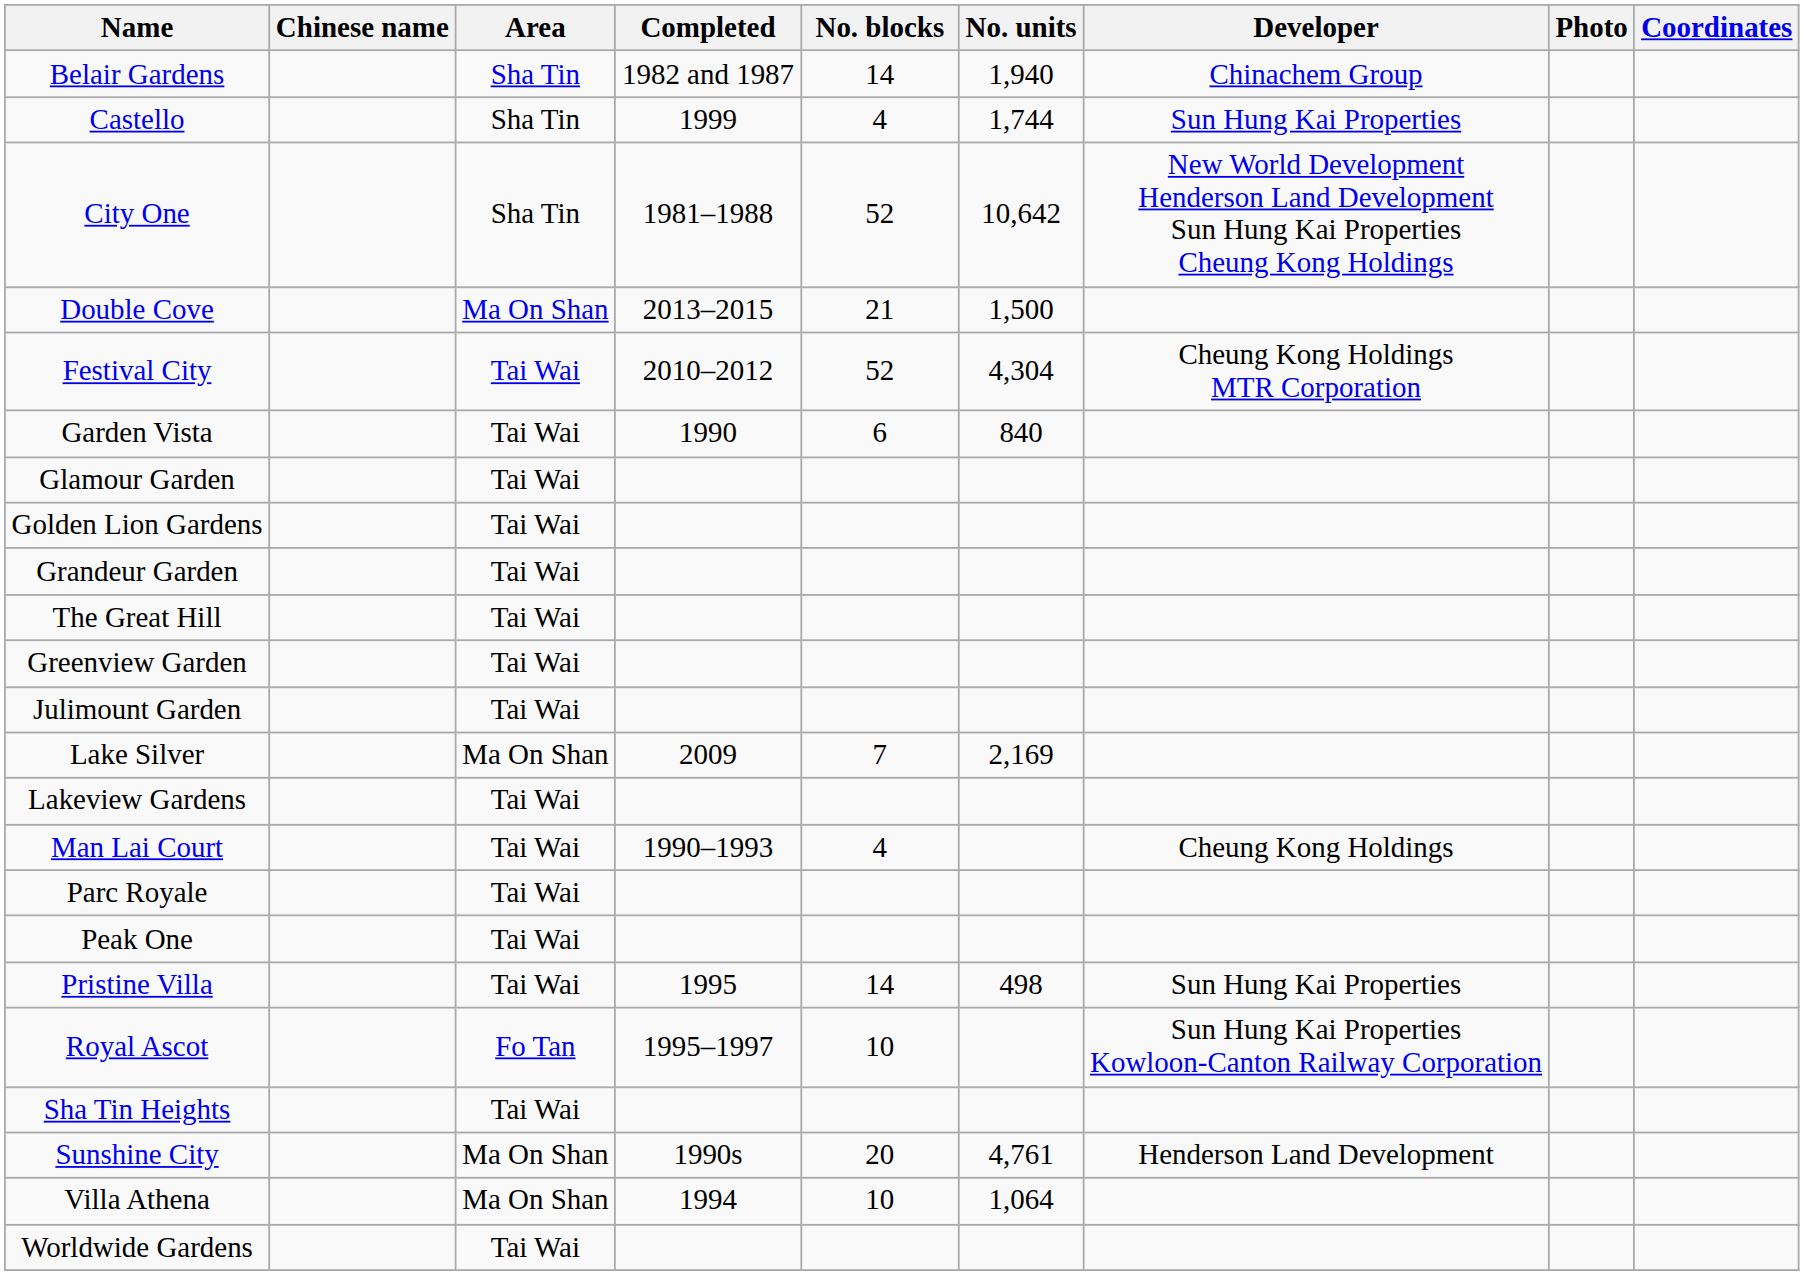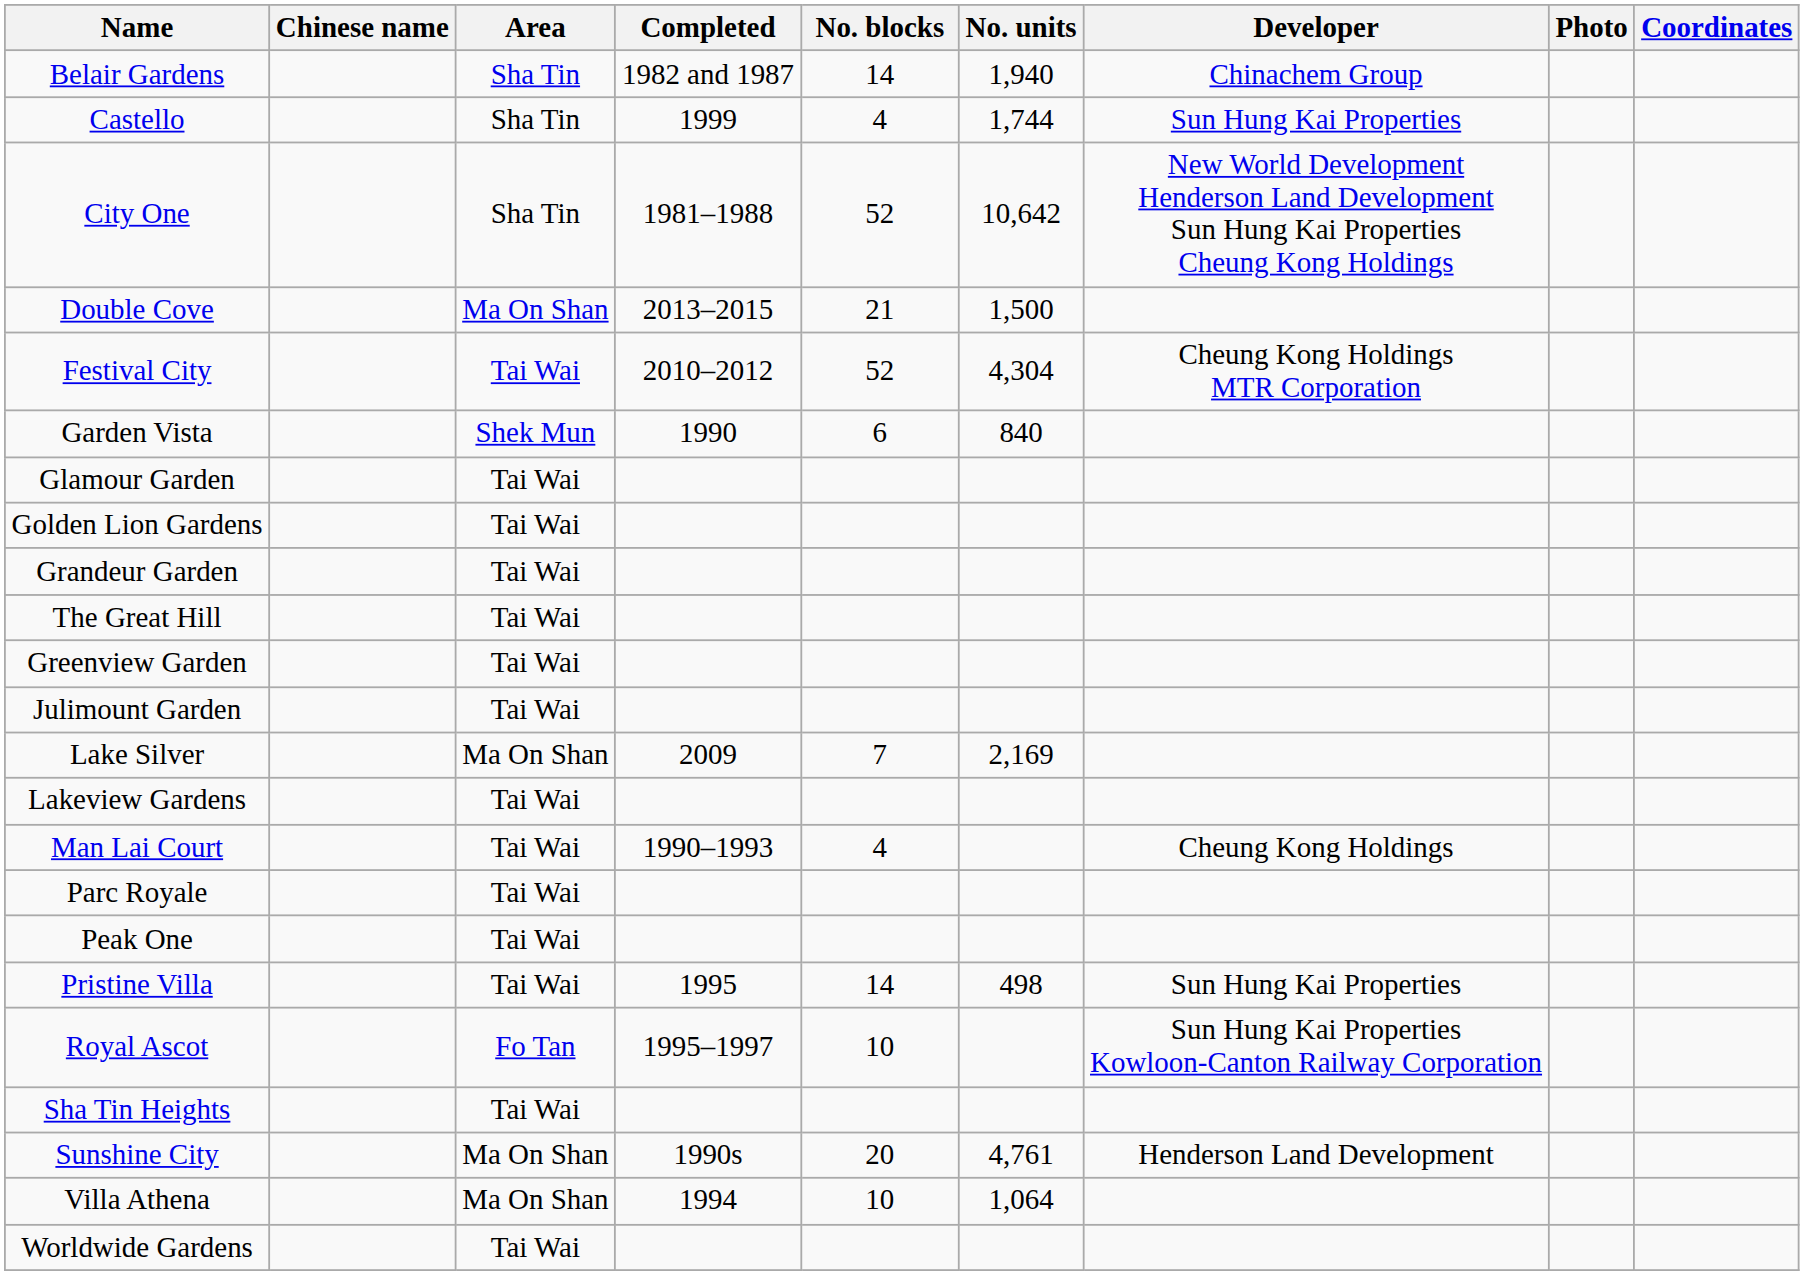(535, 433) Tai Wai -> (535, 433) Shek Mun
